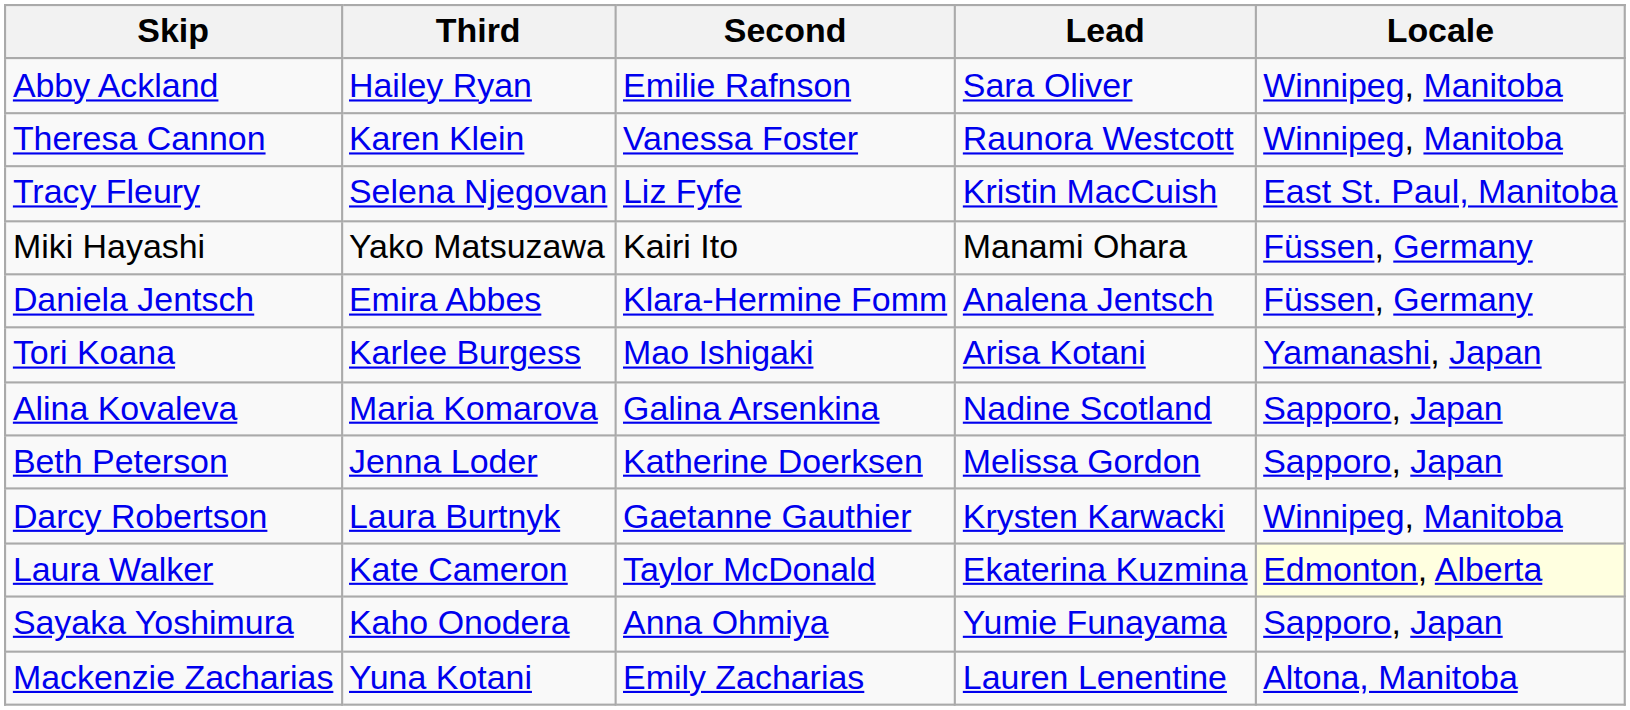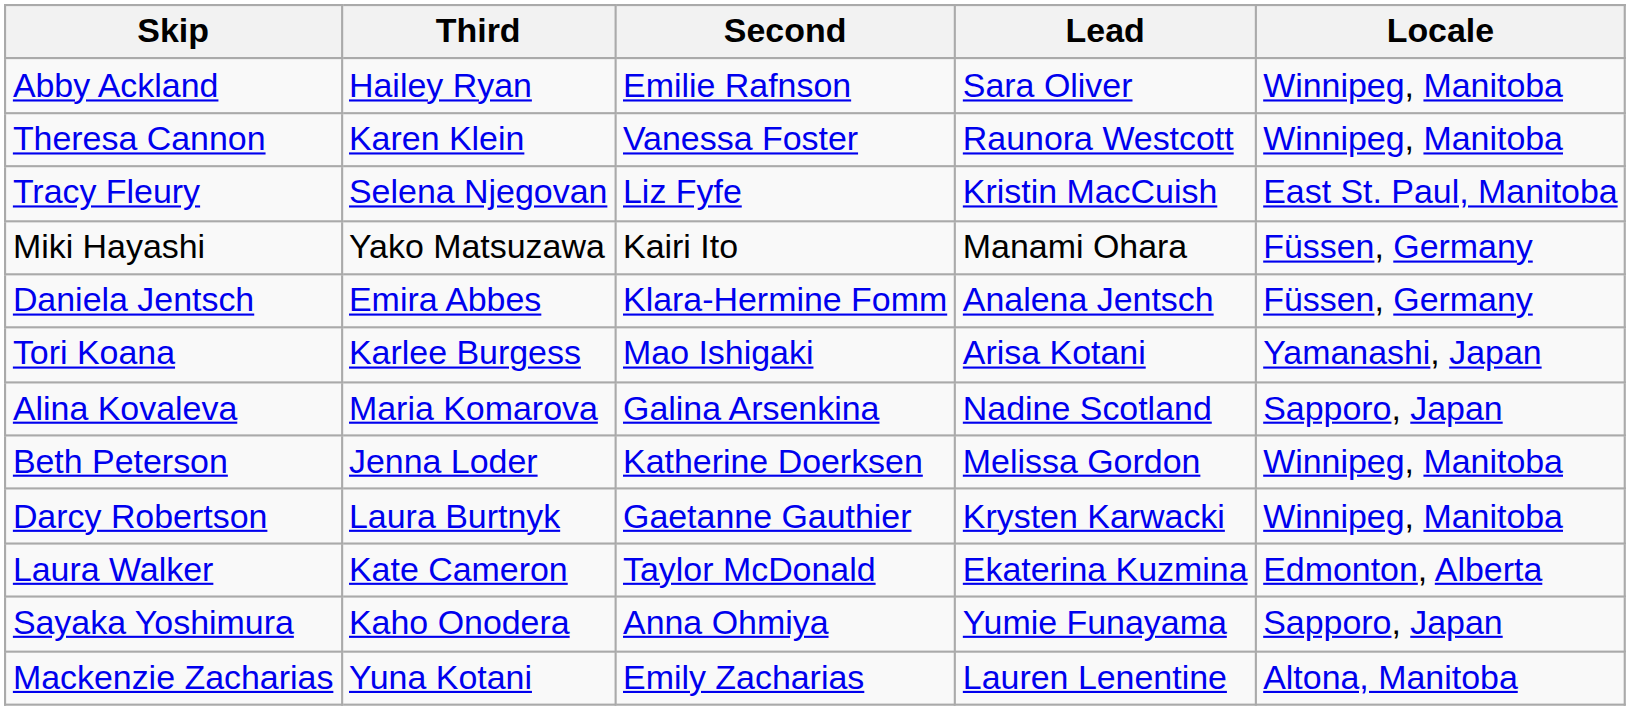(1383, 461) Sapporo, Japan -> (1413, 461) Winnipeg, Manitoba
(1403, 569) lightyellow background -> (1403, 569) no background
